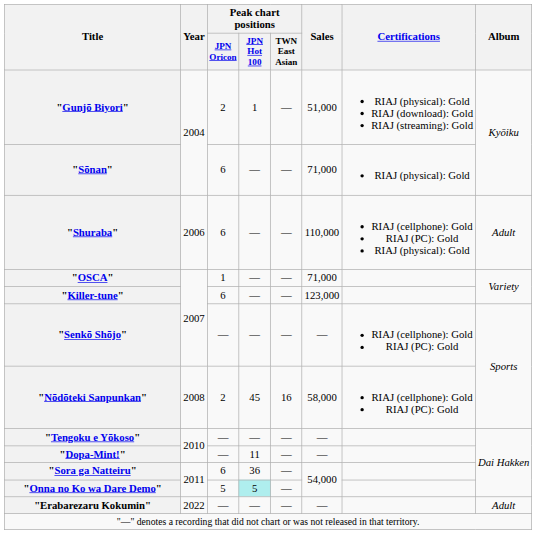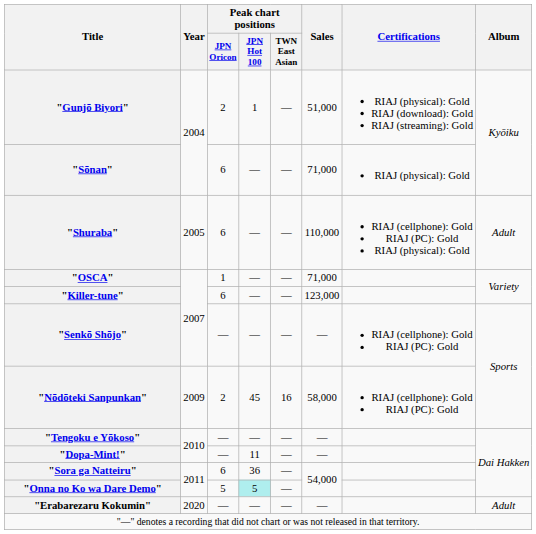(194, 232) 2006 -> (194, 232) 2005
(194, 397) 2008 -> (194, 397) 2009
(194, 505) 2022 -> (194, 505) 2020
